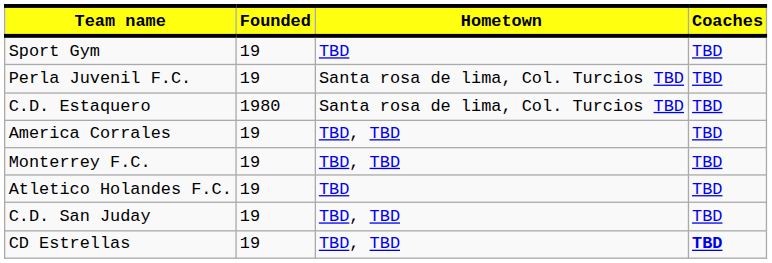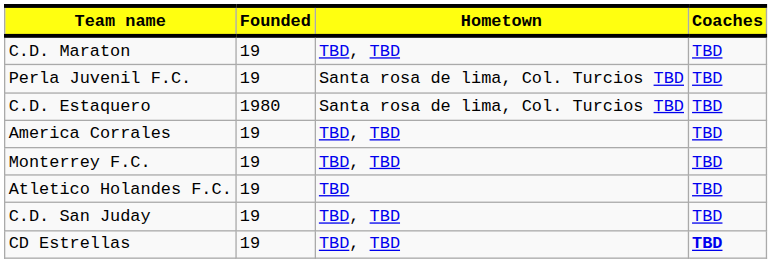+ row: (70, 51)
- row: (54, 51)
